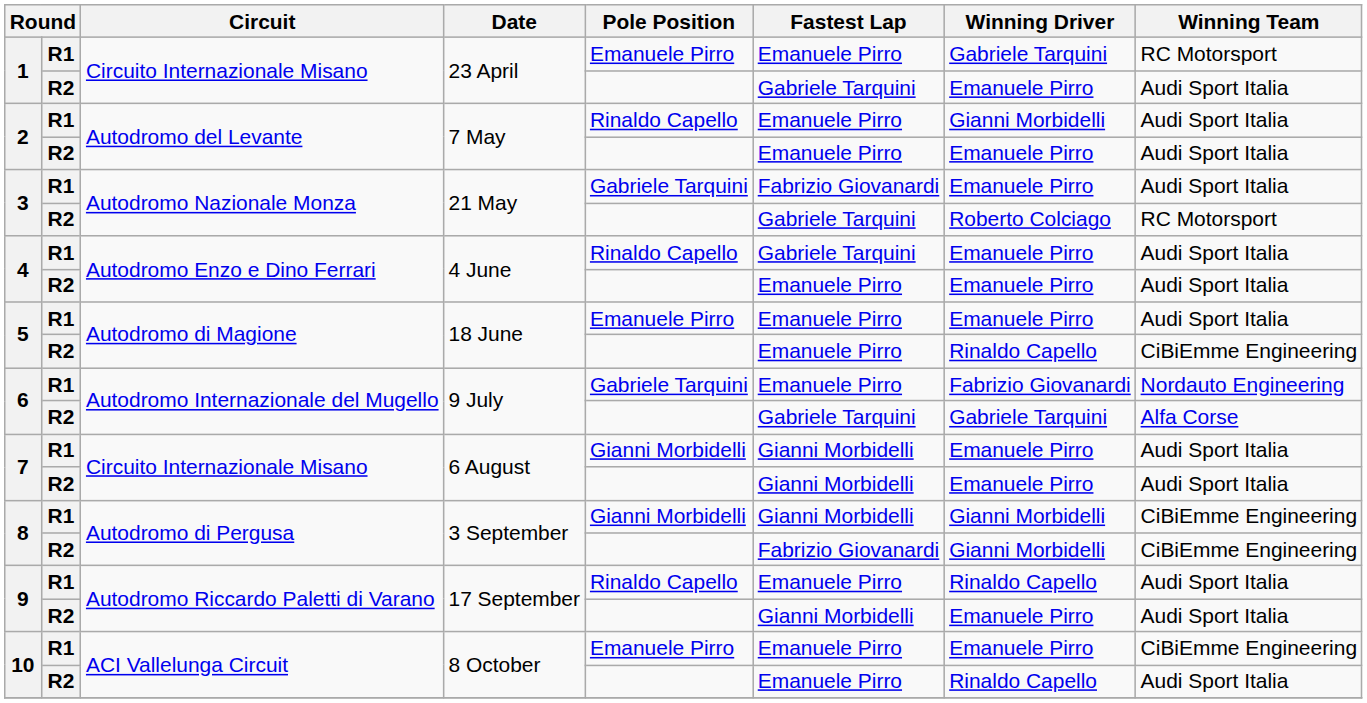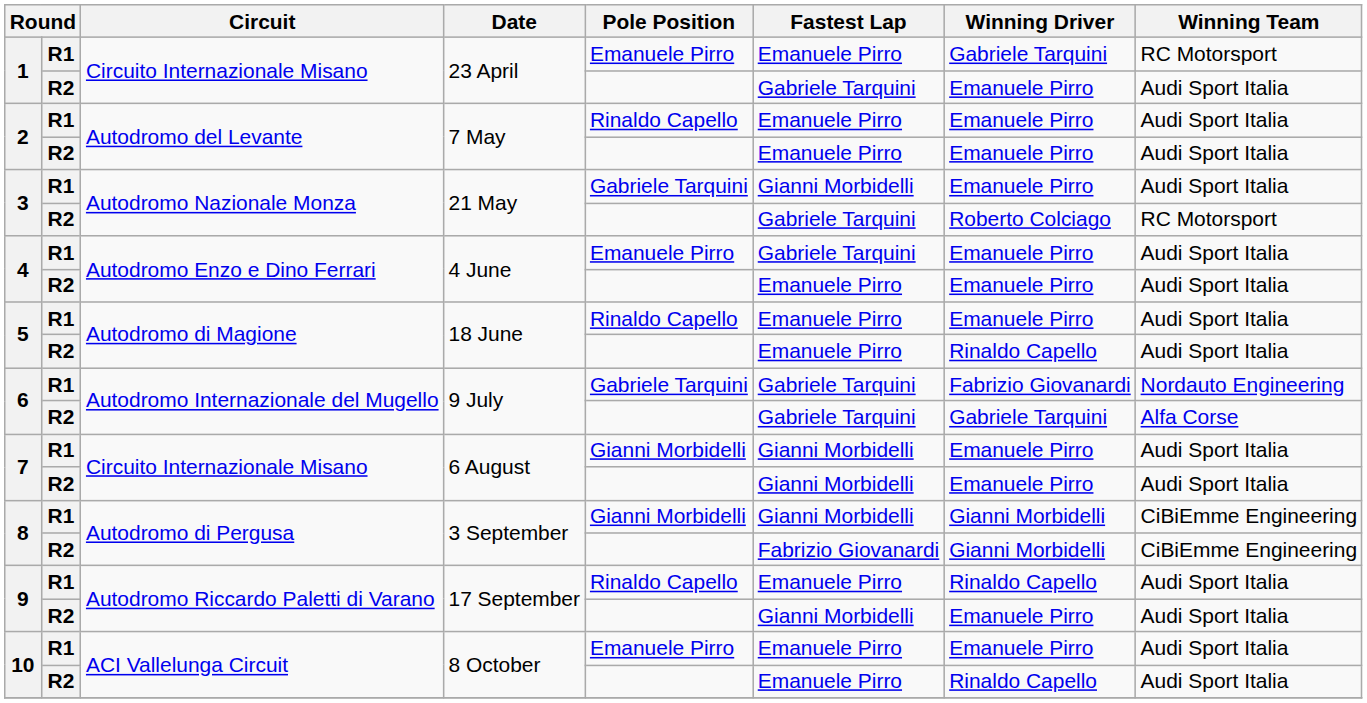(1027, 120) Gianni Morbidelli -> (1021, 120) Emanuele Pirro
(848, 186) Fabrizio Giovanardi -> (836, 186) Gianni Morbidelli
(664, 252) Rinaldo Capello -> (662, 252) Emanuele Pirro
(662, 318) Emanuele Pirro -> (664, 318) Rinaldo Capello
(1249, 351) CiBiEmme Engineering -> (1215, 351) Audi Sport Italia
(830, 384) Emanuele Pirro -> (837, 384) Gabriele Tarquini
(1249, 648) CiBiEmme Engineering -> (1215, 648) Audi Sport Italia
